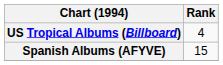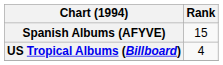rows swapped: (94, 51) <-> (94, 32)
